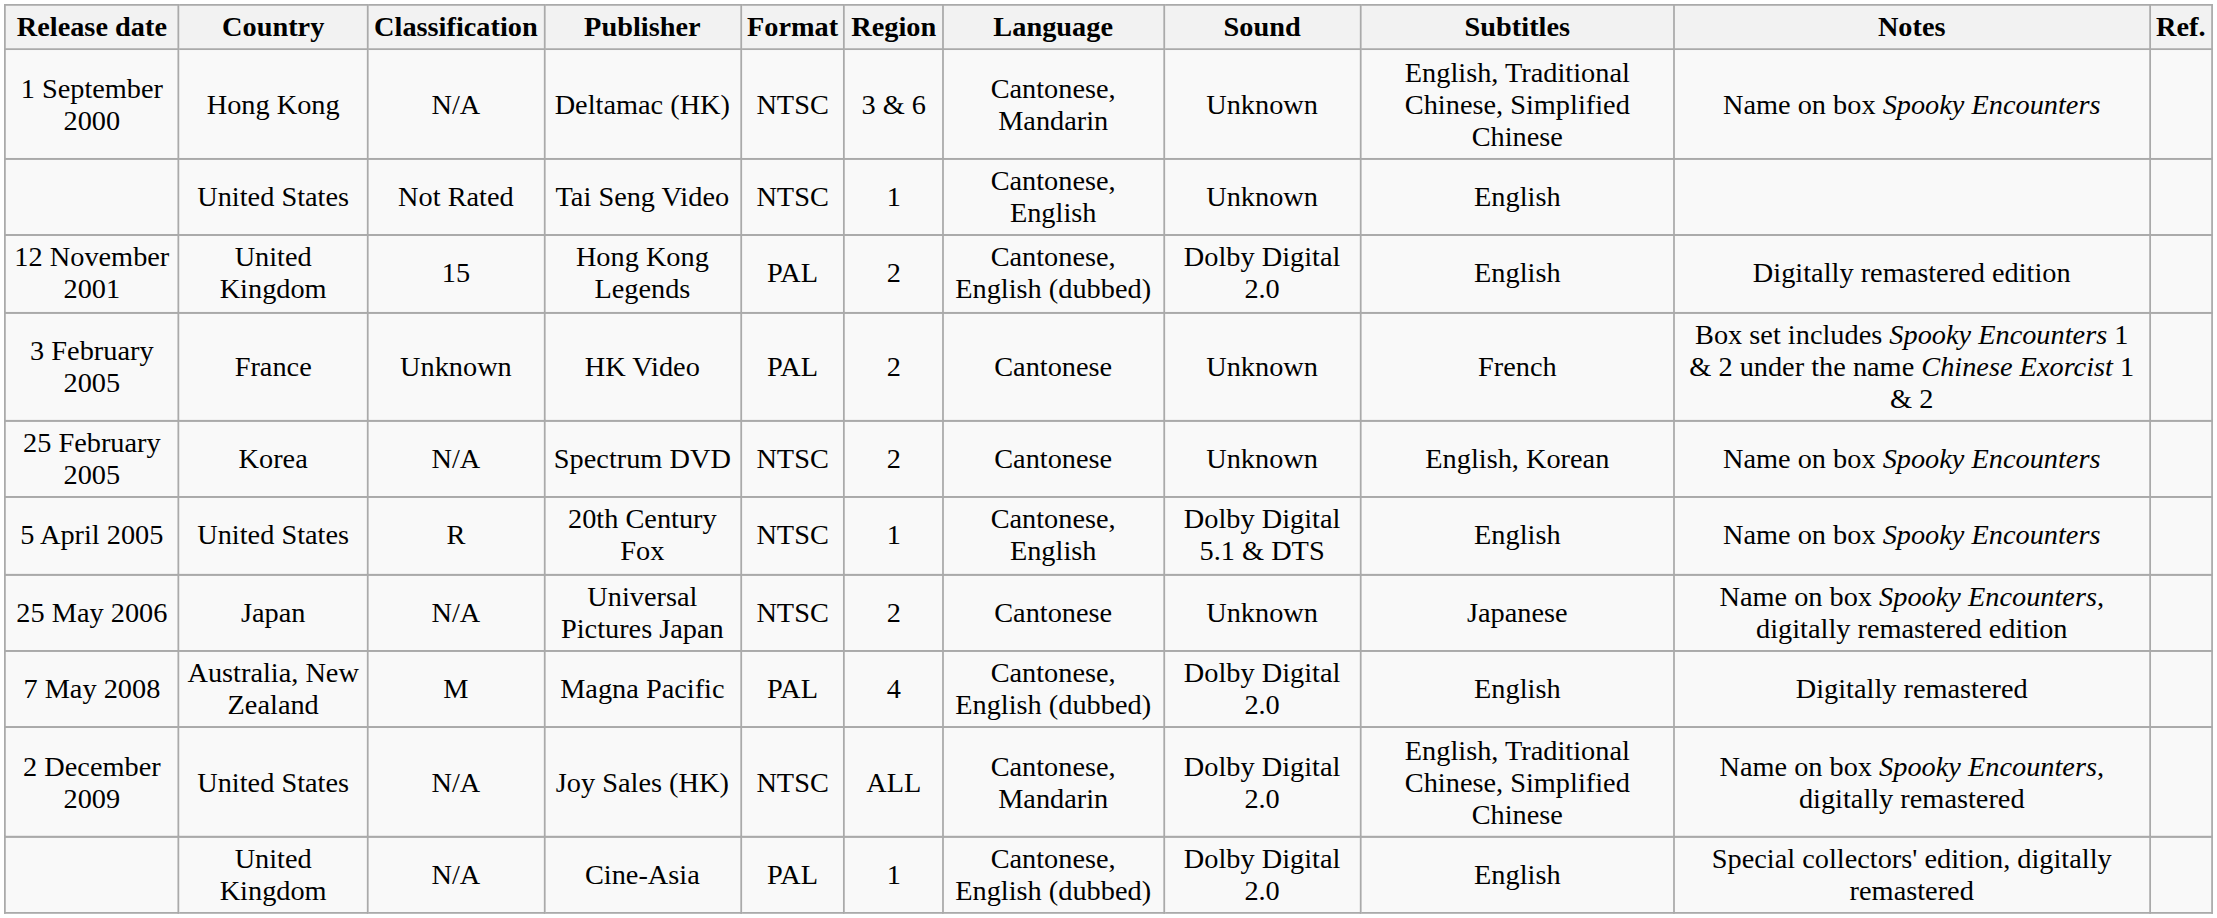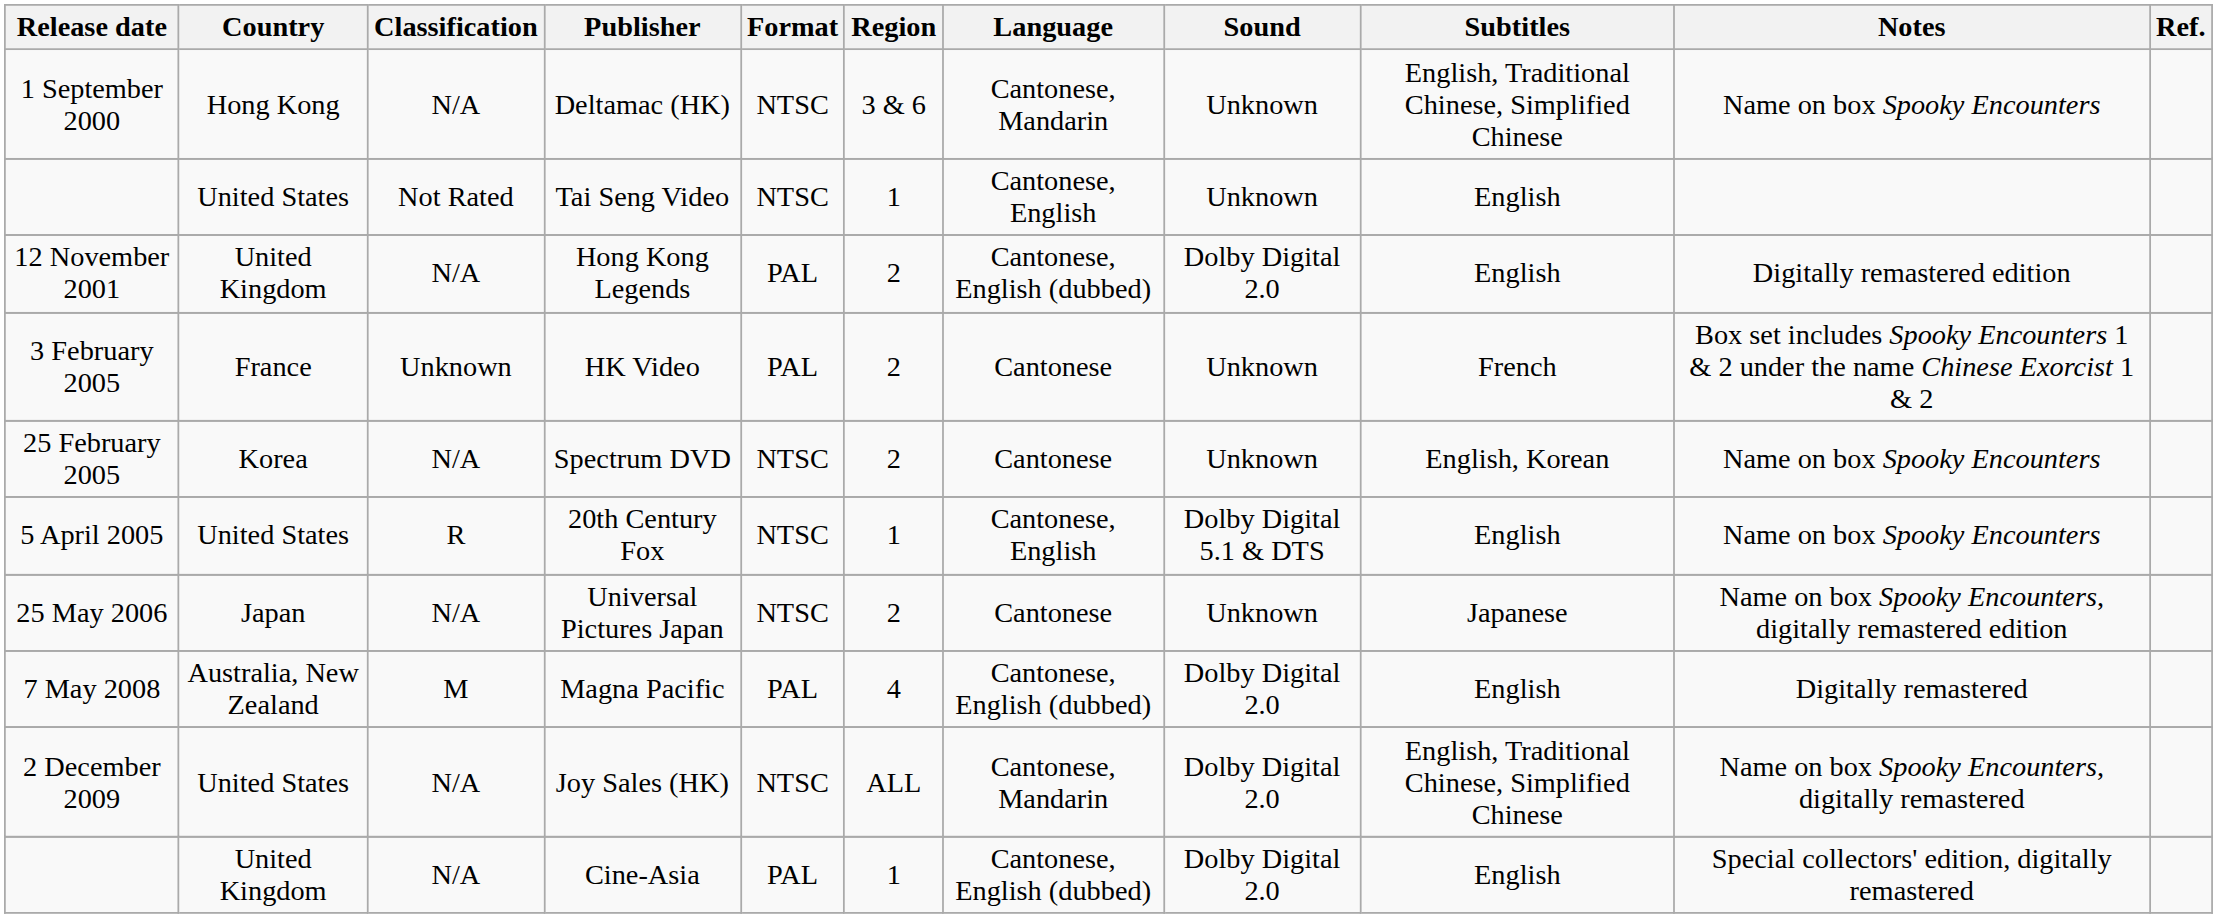(456, 273) 15 -> (456, 273) N/A
